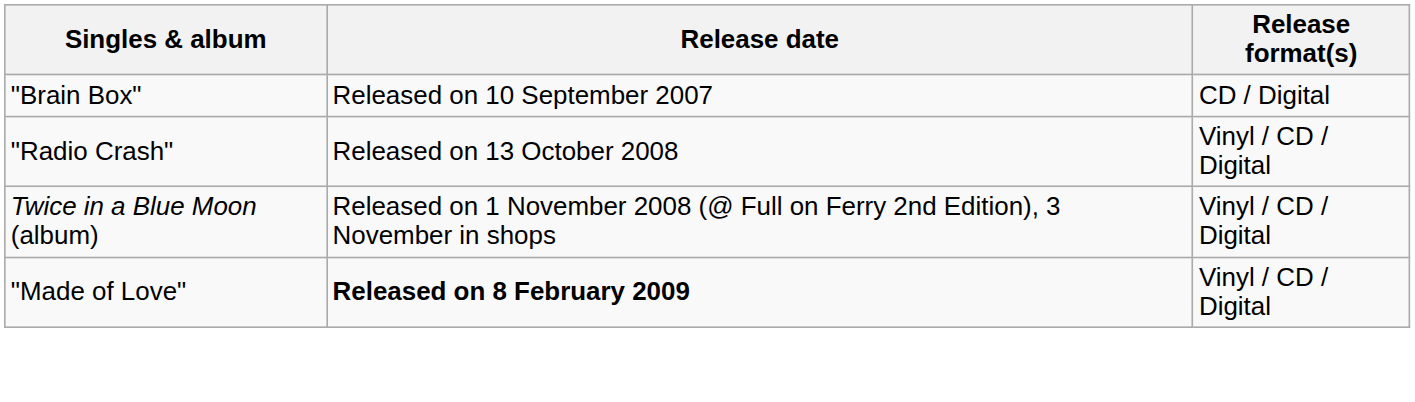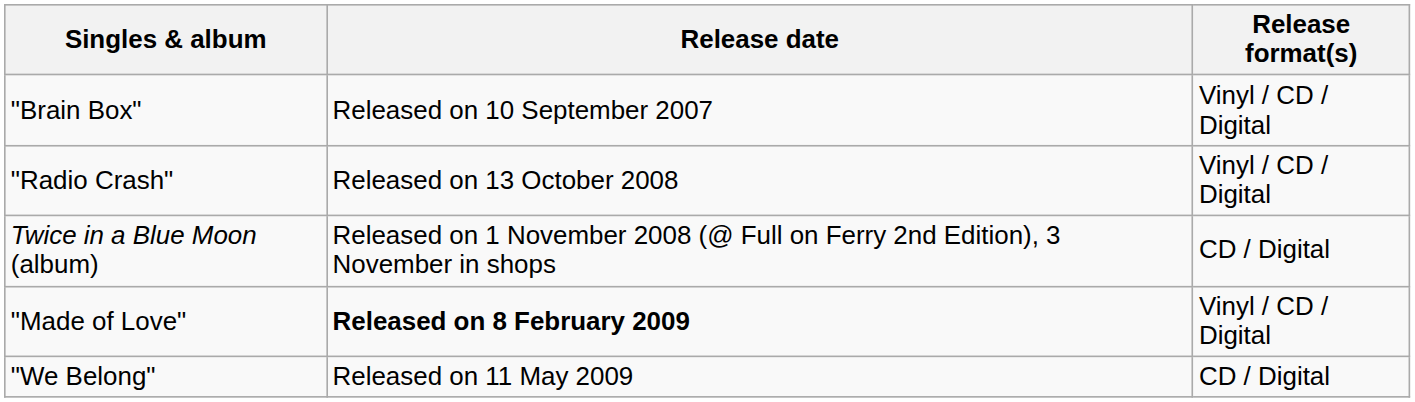(1264, 95) CD / Digital -> (1264, 109) Vinyl / CD / Digital
(1264, 221) Vinyl / CD / Digital -> (1264, 250) CD / Digital
+ row: (83, 376)
